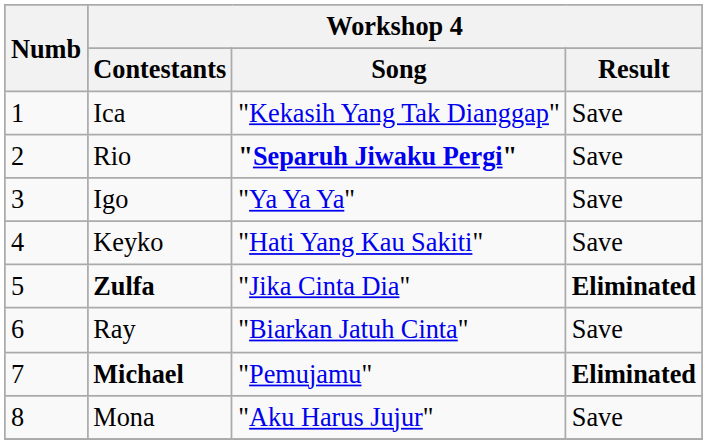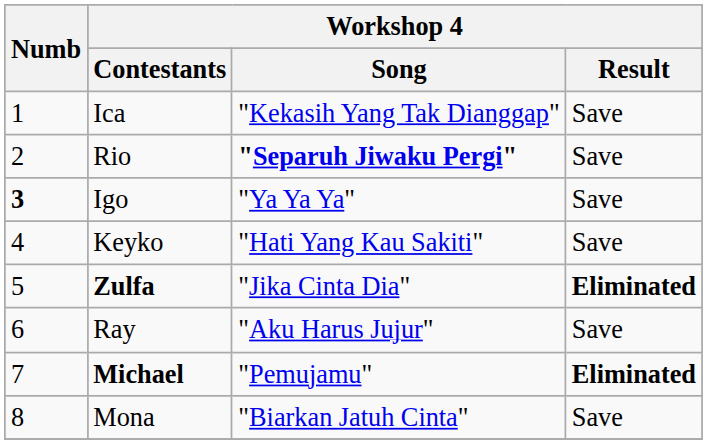(18, 199) normal -> (18, 199) bold
(353, 329) "Biarkan Jatuh Cinta" -> (336, 329) "Aku Harus Jujur"
(336, 416) "Aku Harus Jujur" -> (353, 416) "Biarkan Jatuh Cinta"
